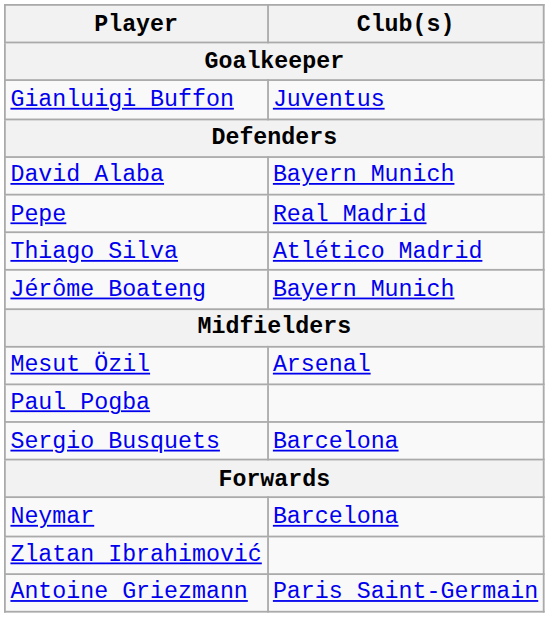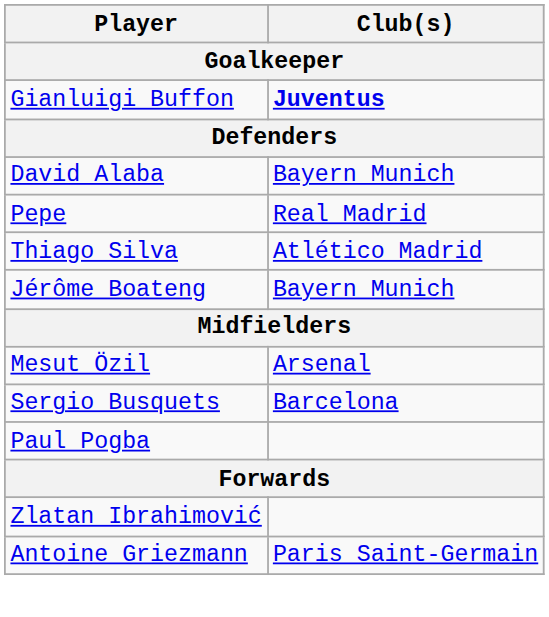(329, 100) normal -> (329, 100) bold
rows swapped: (115, 441) <-> (80, 403)
- row: (52, 517)
